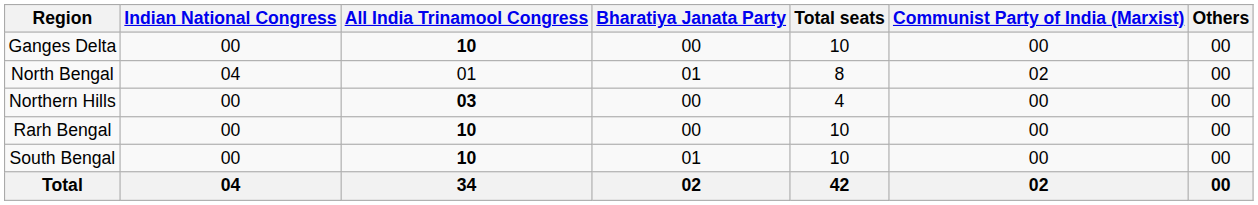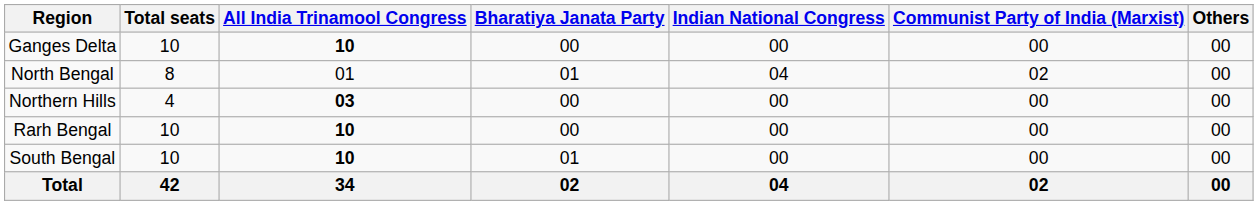columns swapped: (840, 18) <-> (230, 18)
